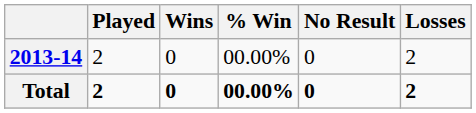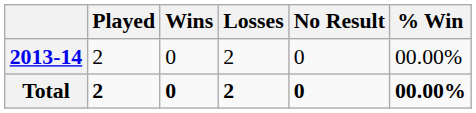columns swapped: (435, 21) <-> (259, 21)
